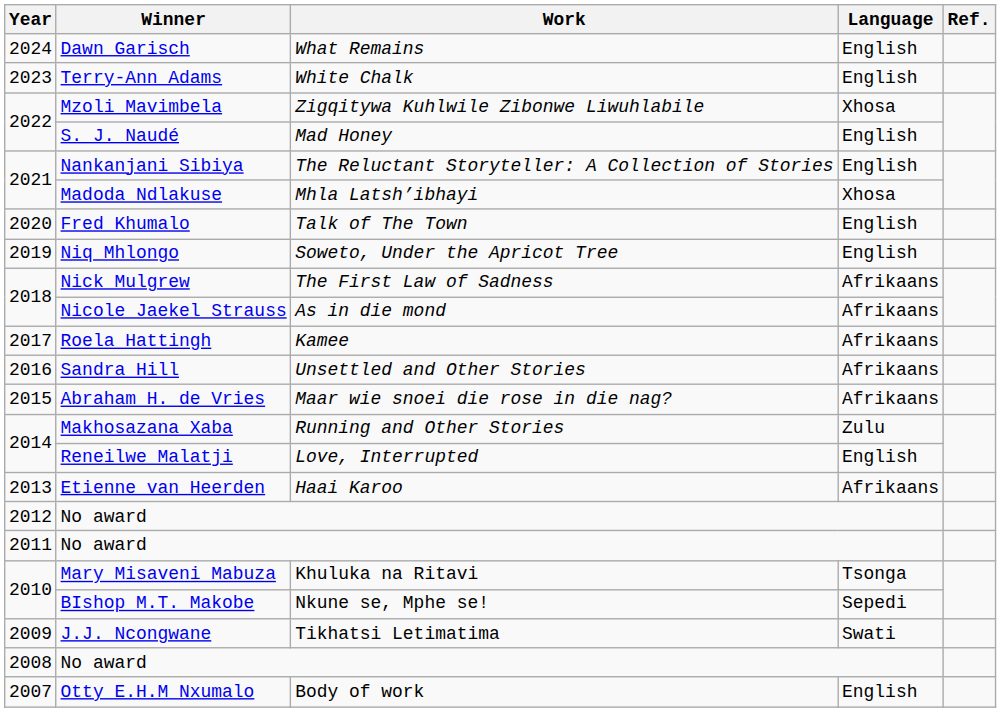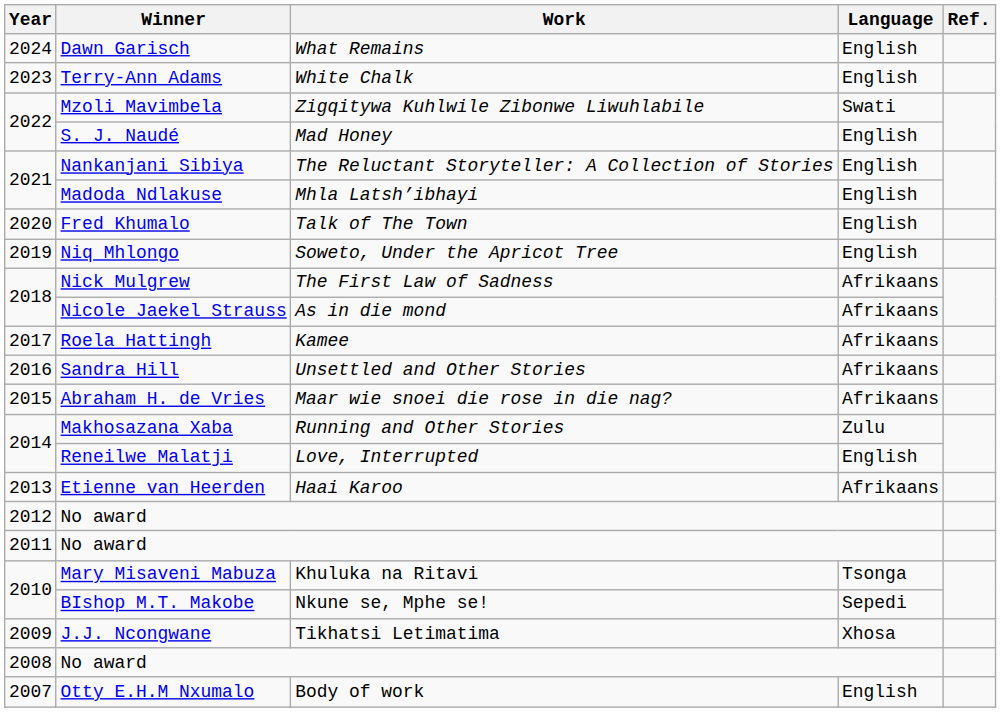(869, 107) Xhosa -> (869, 107) Swati
(869, 195) Xhosa -> (880, 195) English
(869, 633) Swati -> (869, 633) Xhosa
